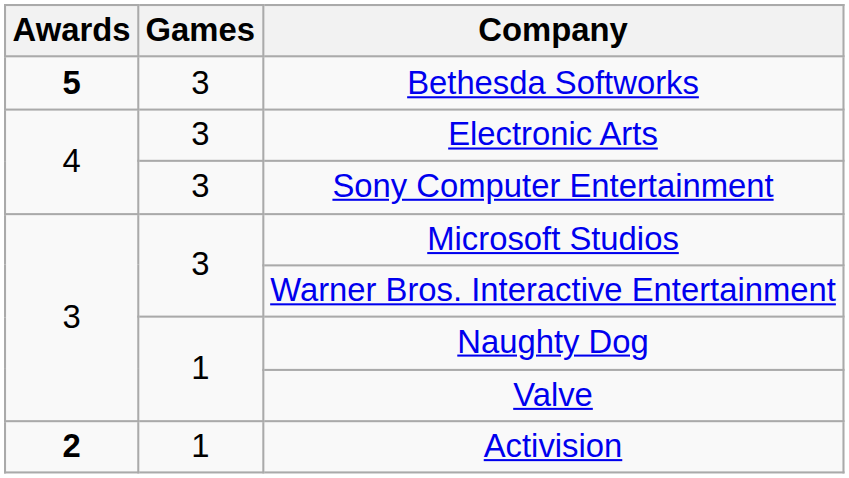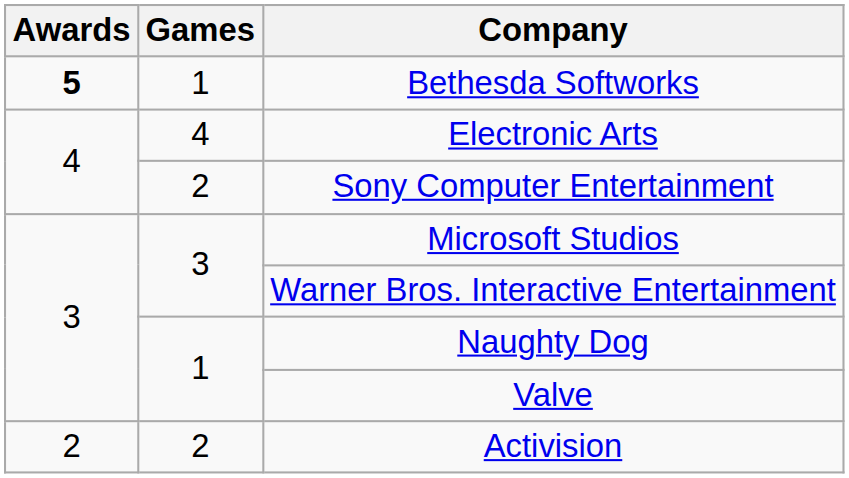(200, 82) 3 -> (200, 82) 1
(200, 134) 3 -> (200, 134) 4
(200, 186) 3 -> (200, 186) 2
(72, 446) bold -> (72, 446) normal
(200, 446) 1 -> (200, 446) 2
